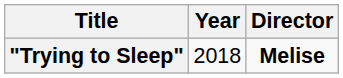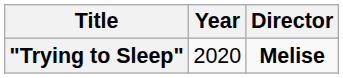(217, 55) 2018 -> (217, 55) 2020
